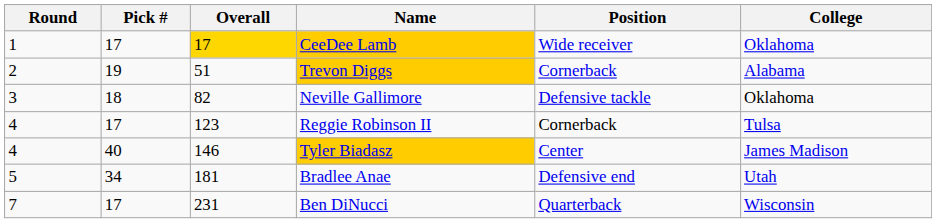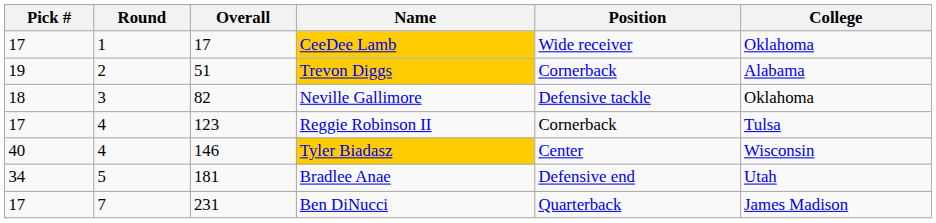columns swapped: (53, 17) <-> (145, 17)
(202, 44) gold background -> (202, 44) no background
(796, 151) James Madison -> (779, 151) Wisconsin
(779, 204) Wisconsin -> (796, 204) James Madison
